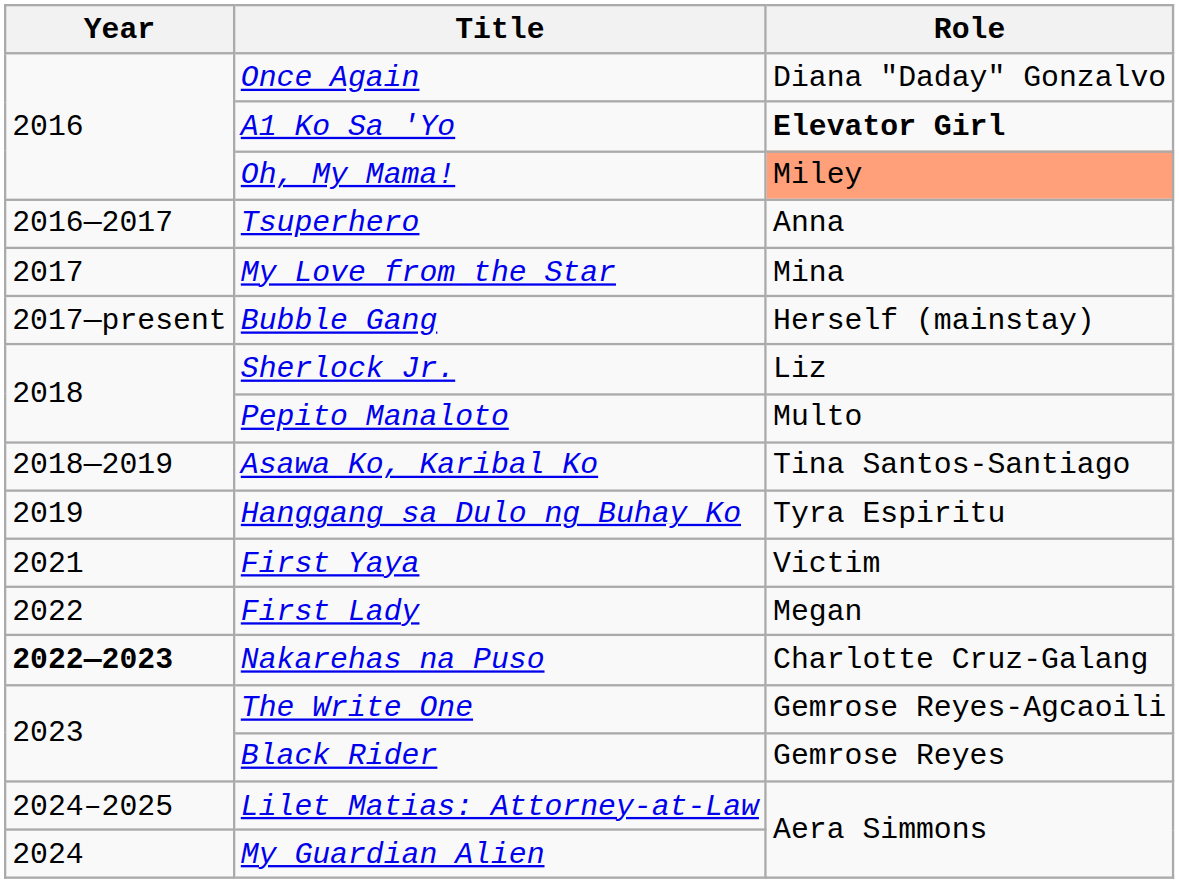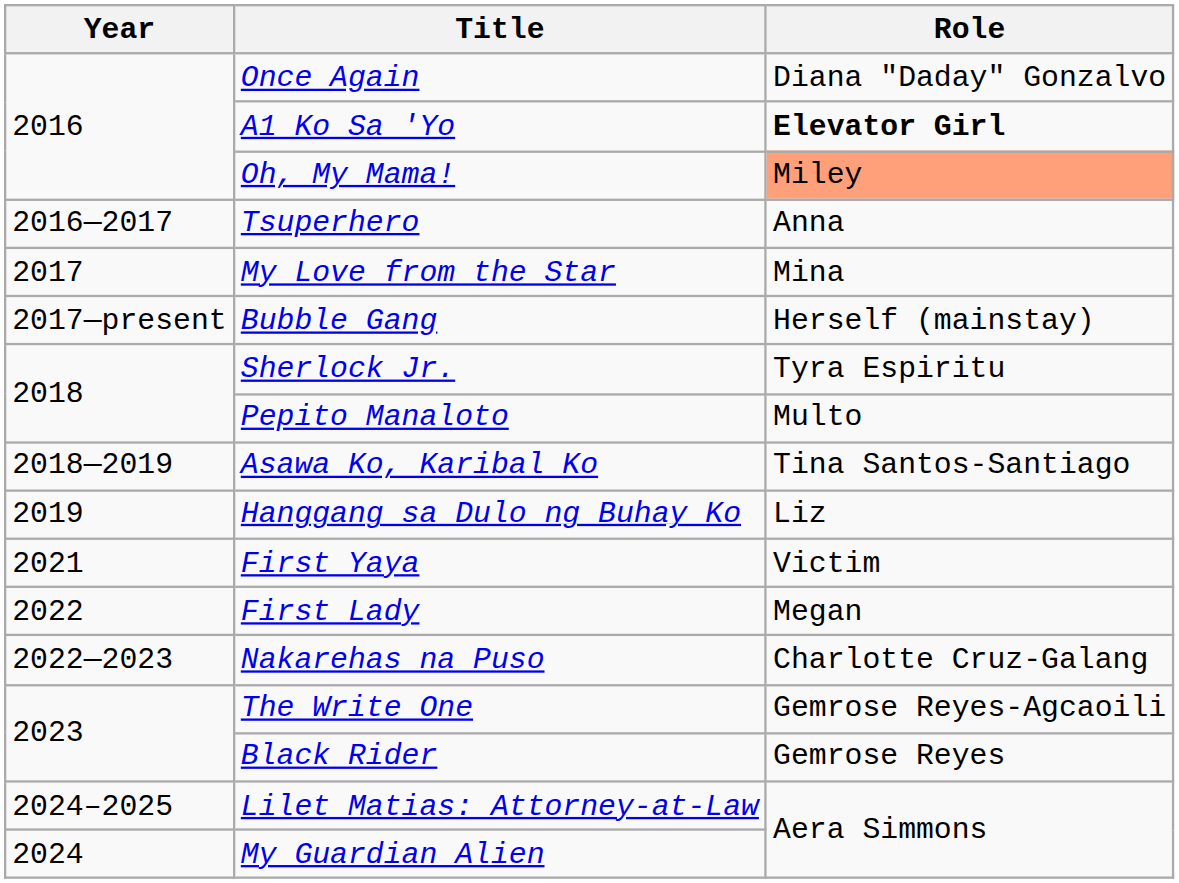(800, 369) Liz -> (889, 369) Tyra Espiritu
(889, 515) Tyra Espiritu -> (800, 515) Liz
(93, 660) bold -> (93, 660) normal
